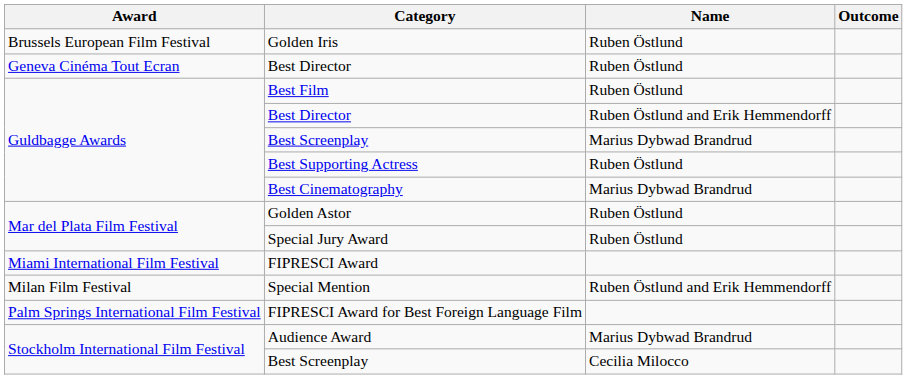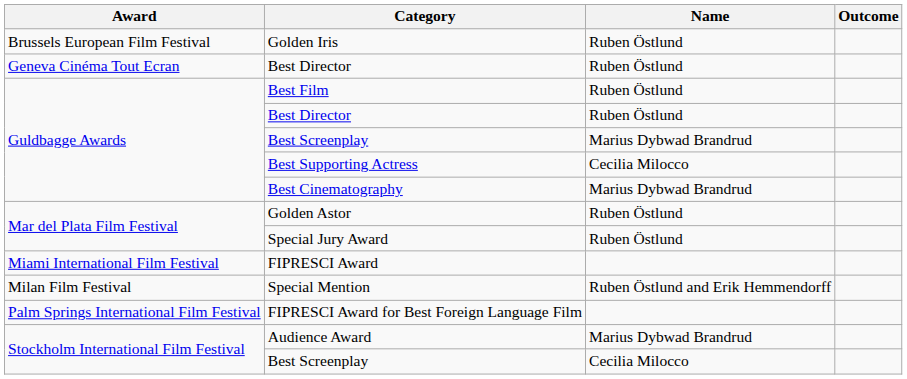(710, 115) Ruben Östlund and Erik Hemmendorff -> (636, 115) Ruben Östlund
(636, 164) Ruben Östlund -> (639, 164) Cecilia Milocco
